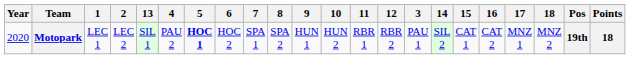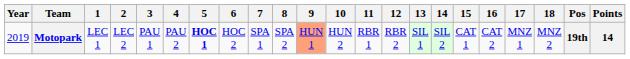columns swapped: (418, 13) <-> (147, 13)
(18, 37) 2020 -> (18, 37) 2019
(307, 37) no background -> (311, 37) lightsalmon background
(608, 37) 18 -> (608, 37) 14
